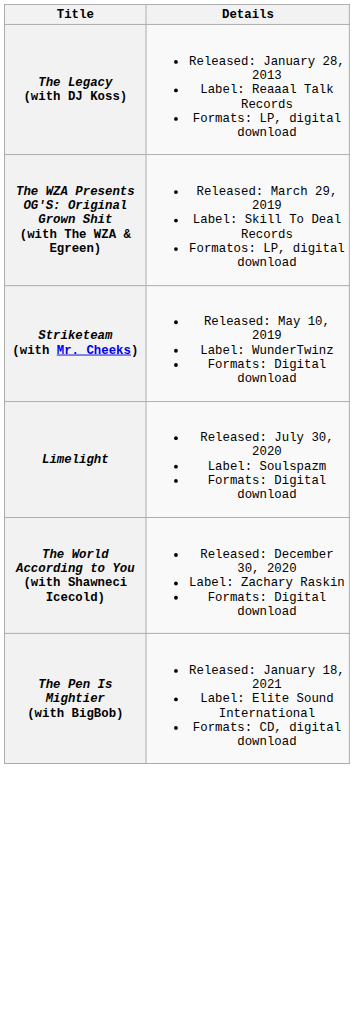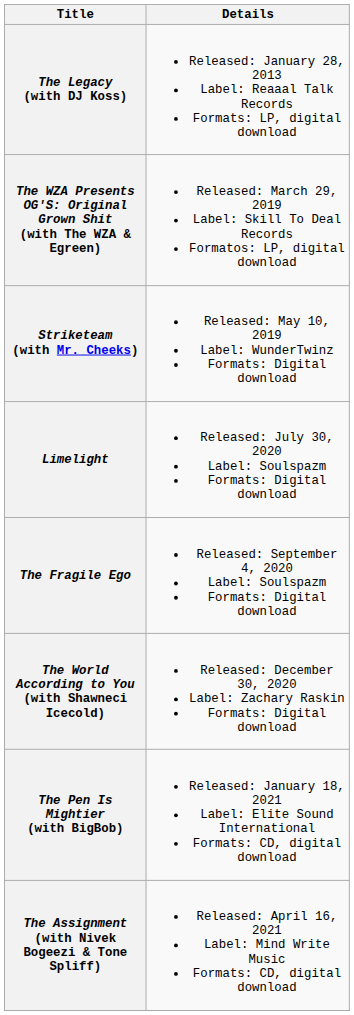+ row: (75, 575)
+ row: (75, 945)
